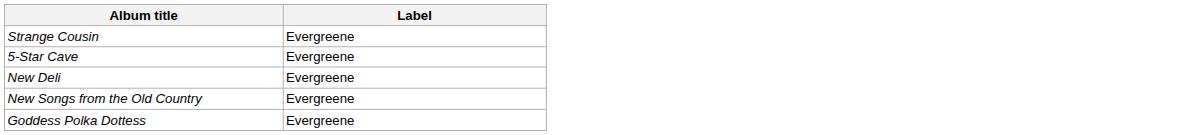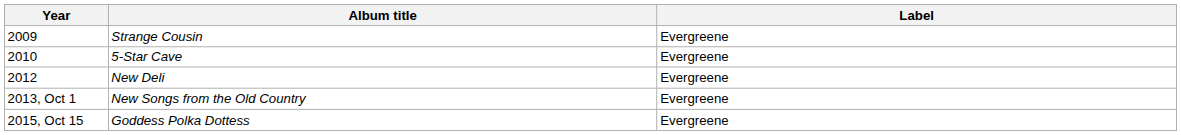+ column: (56, 15)
